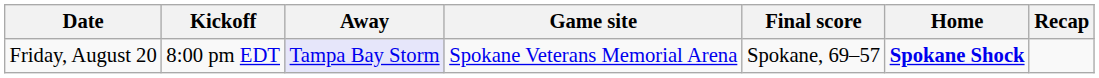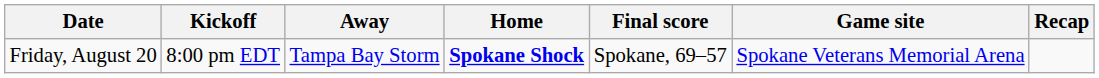columns swapped: (957, 21) <-> (593, 21)
(365, 55) lavender background -> (365, 55) no background
